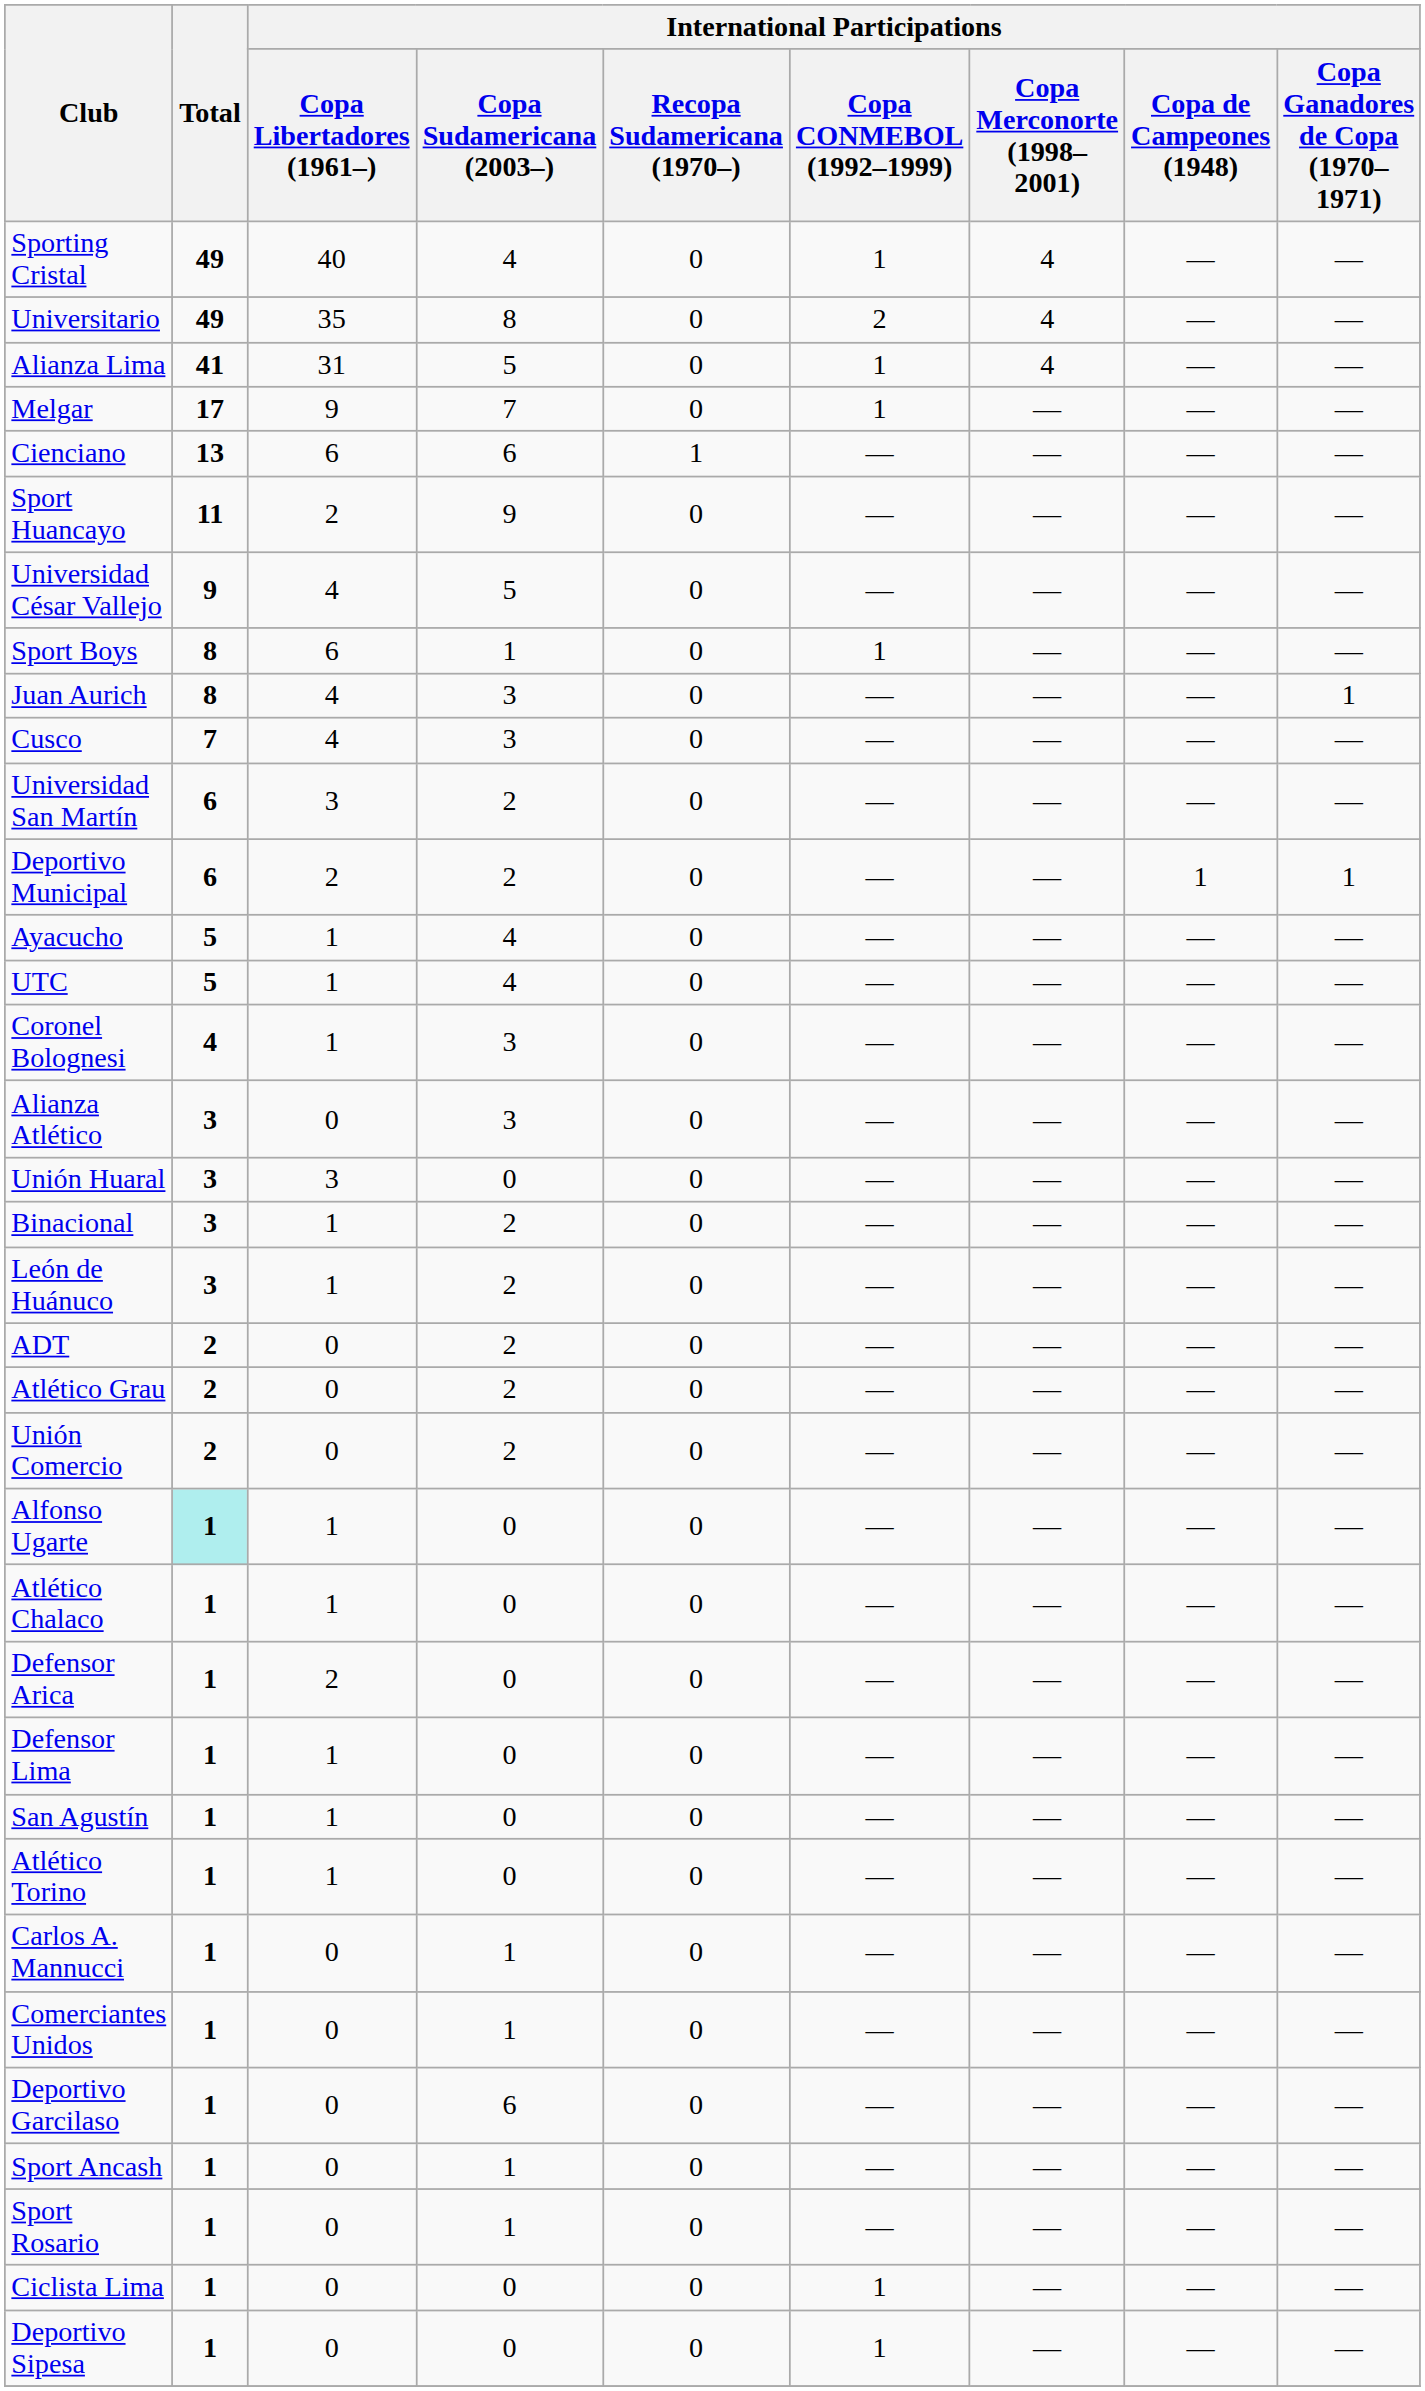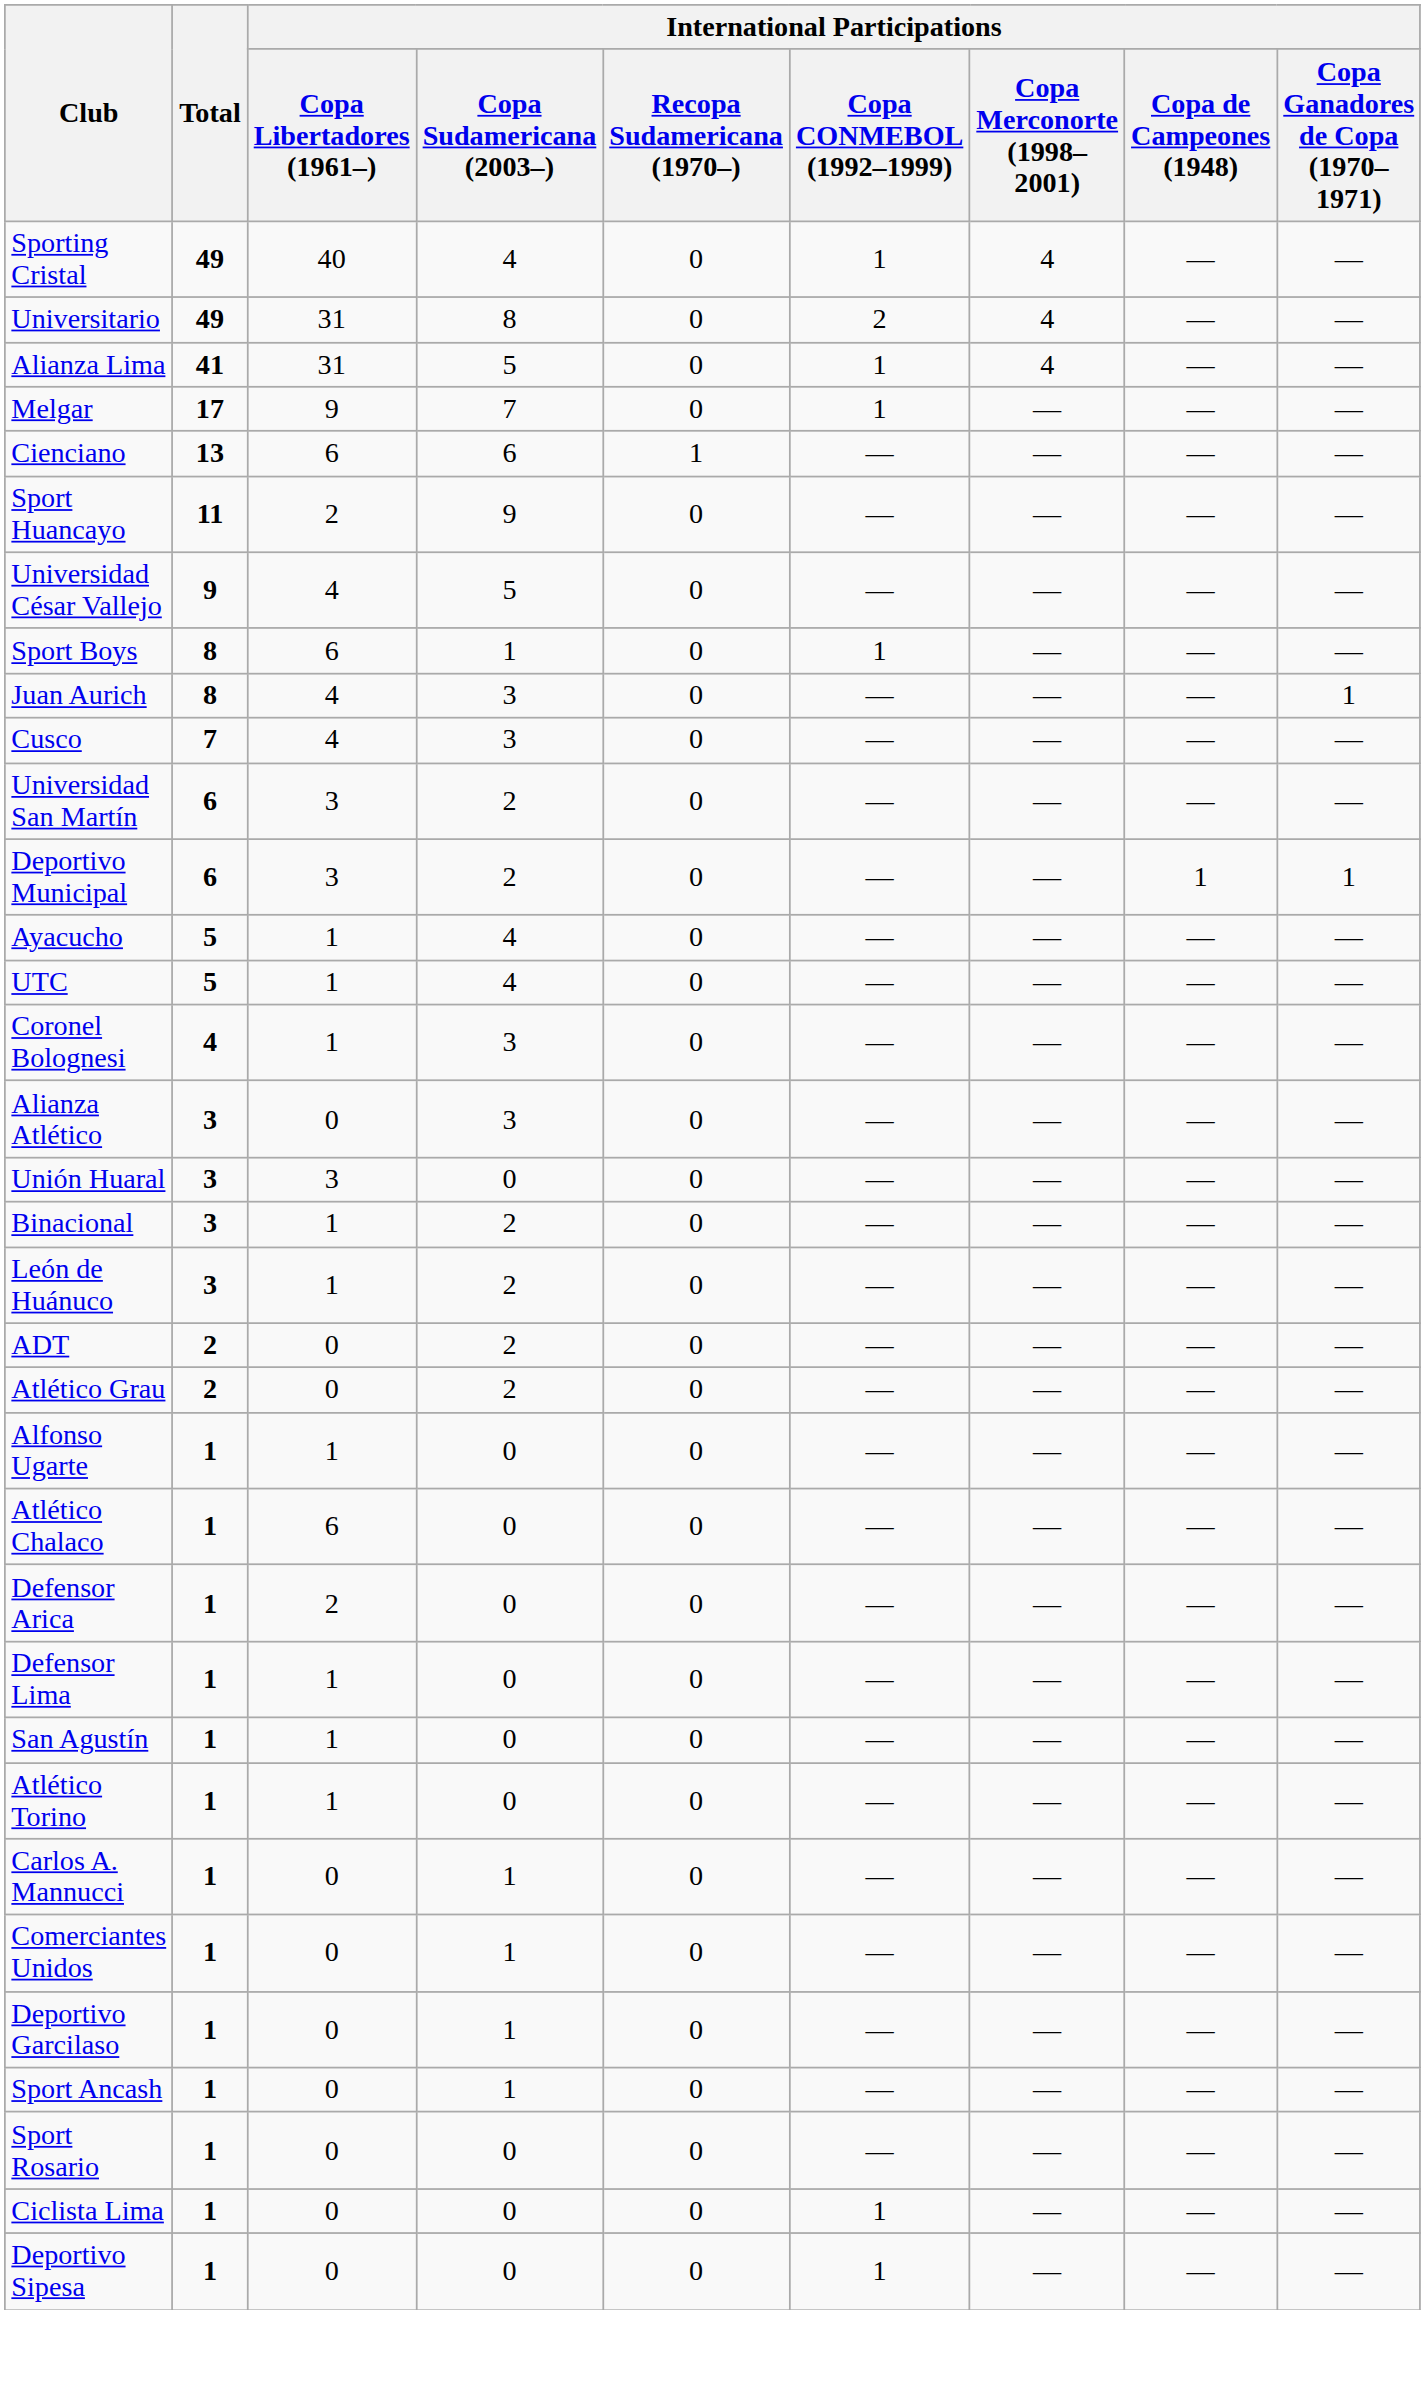(332, 319) 35 -> (332, 319) 31
(332, 876) 2 -> (332, 876) 3
- row: (67, 1450)
(210, 1526) paleturquoise background -> (210, 1450) no background
(332, 1602) 1 -> (332, 1526) 6
(509, 2105) 6 -> (509, 2029) 1
(509, 2226) 1 -> (509, 2150) 0
